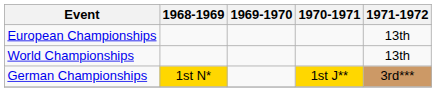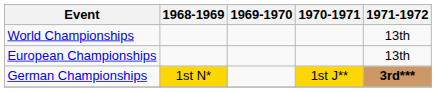rows swapped: (71, 55) <-> (82, 35)
(397, 76) normal -> (397, 76) bold
